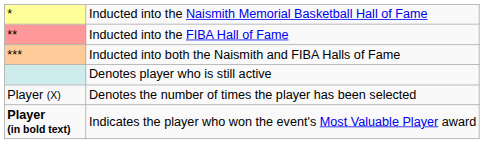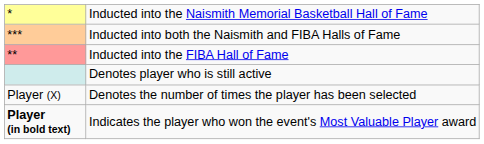rows swapped: (189, 34) <-> (245, 54)
